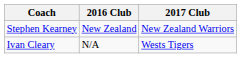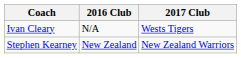rows swapped: (31, 45) <-> (42, 28)
